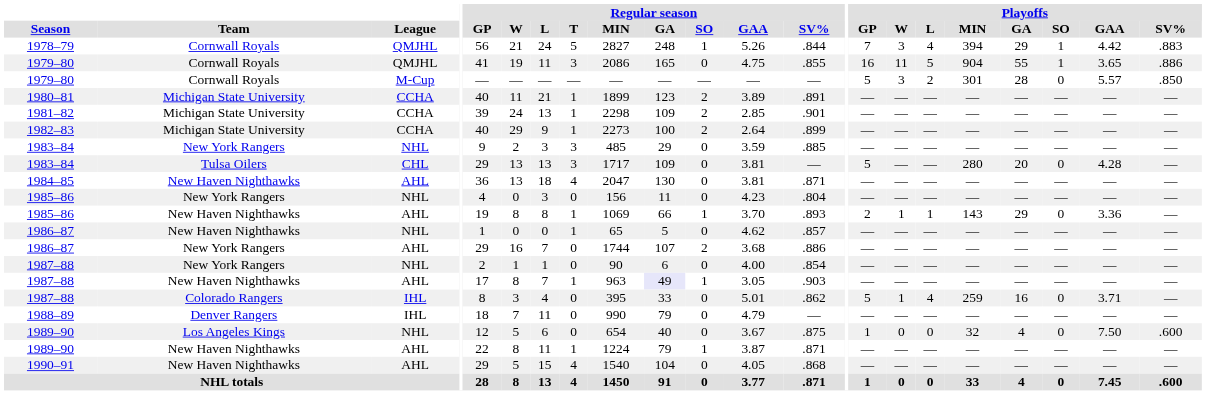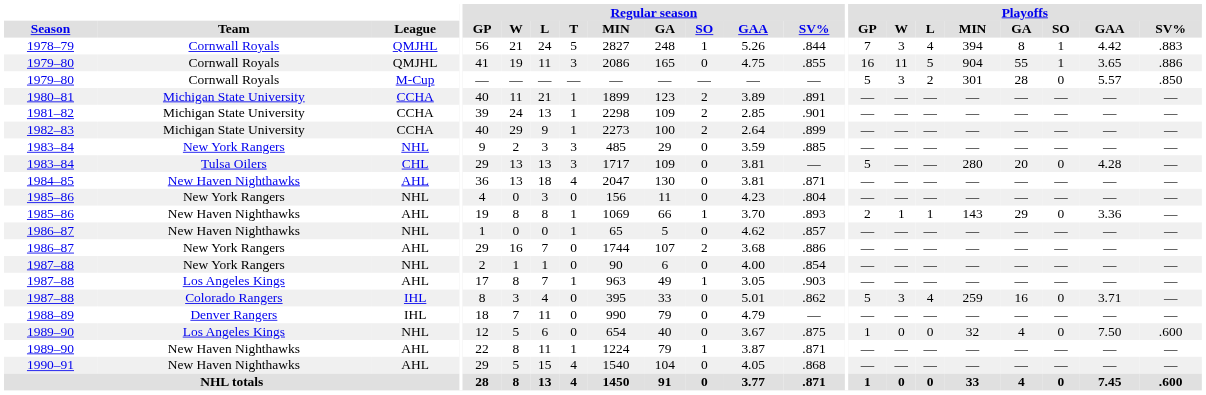(1021, 46) 29 -> (1021, 46) 8
(234, 281) New Haven Nighthawks -> (234, 281) Los Angeles Kings
(665, 281) lavender background -> (665, 281) no background
(901, 298) 1 -> (901, 298) 3
